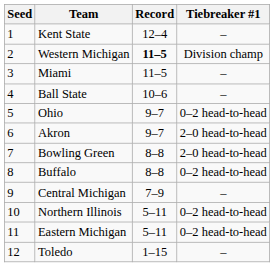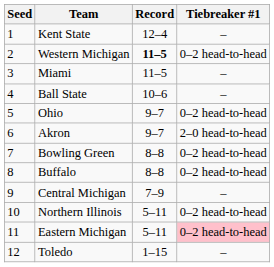(223, 53) Division champ -> (223, 53) 0–2 head-to-head
(223, 152) 2–0 head-to-head -> (223, 152) 0–2 head-to-head
(223, 232) no background -> (223, 232) pink background
